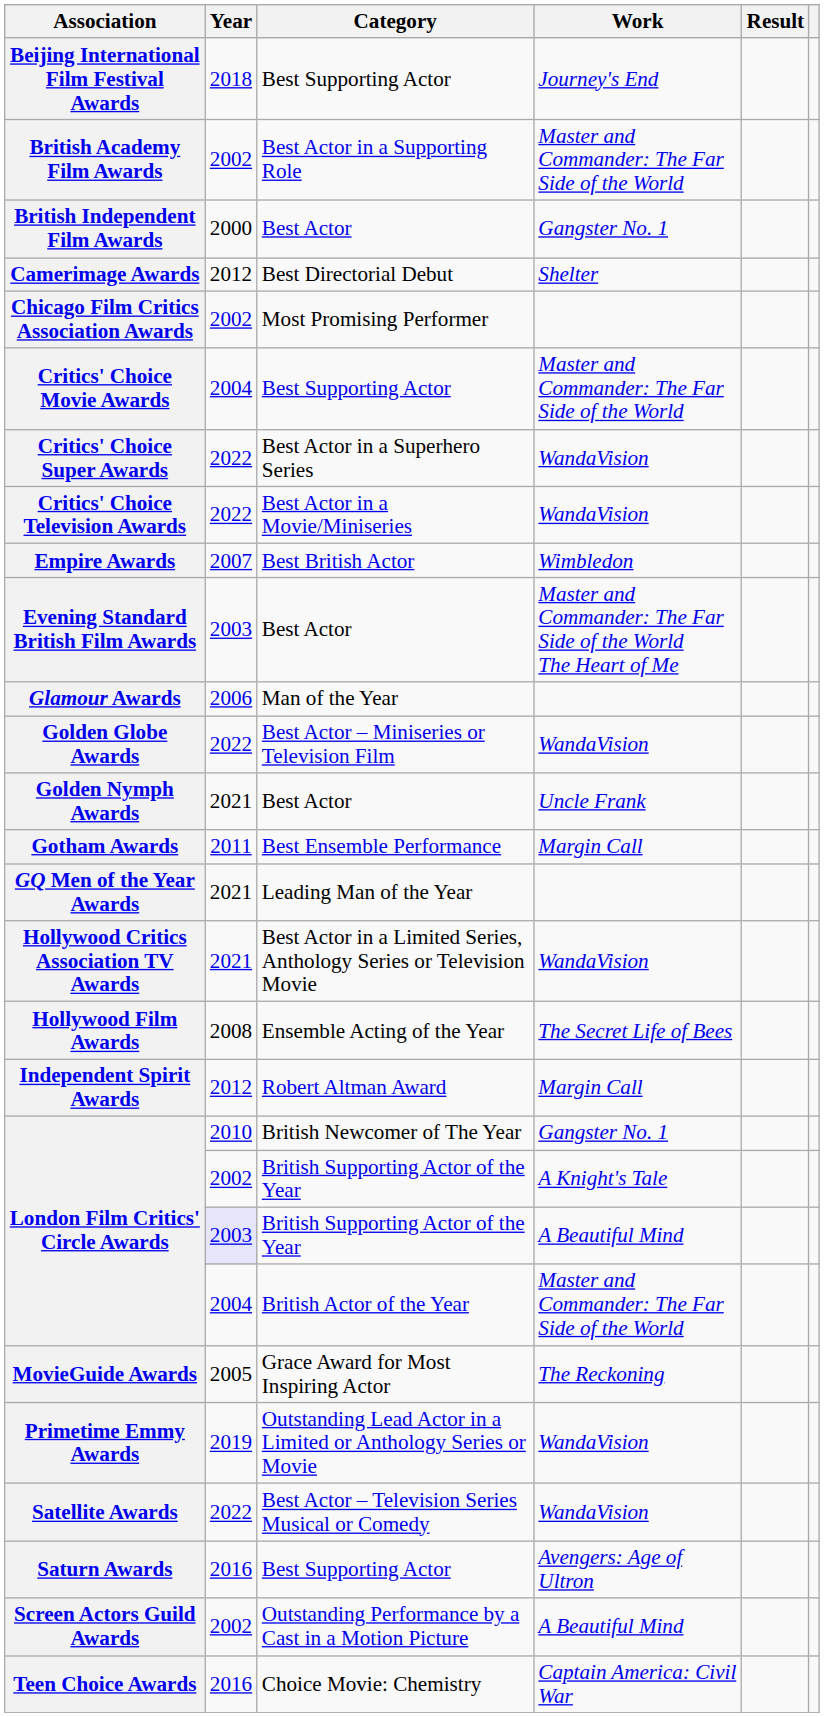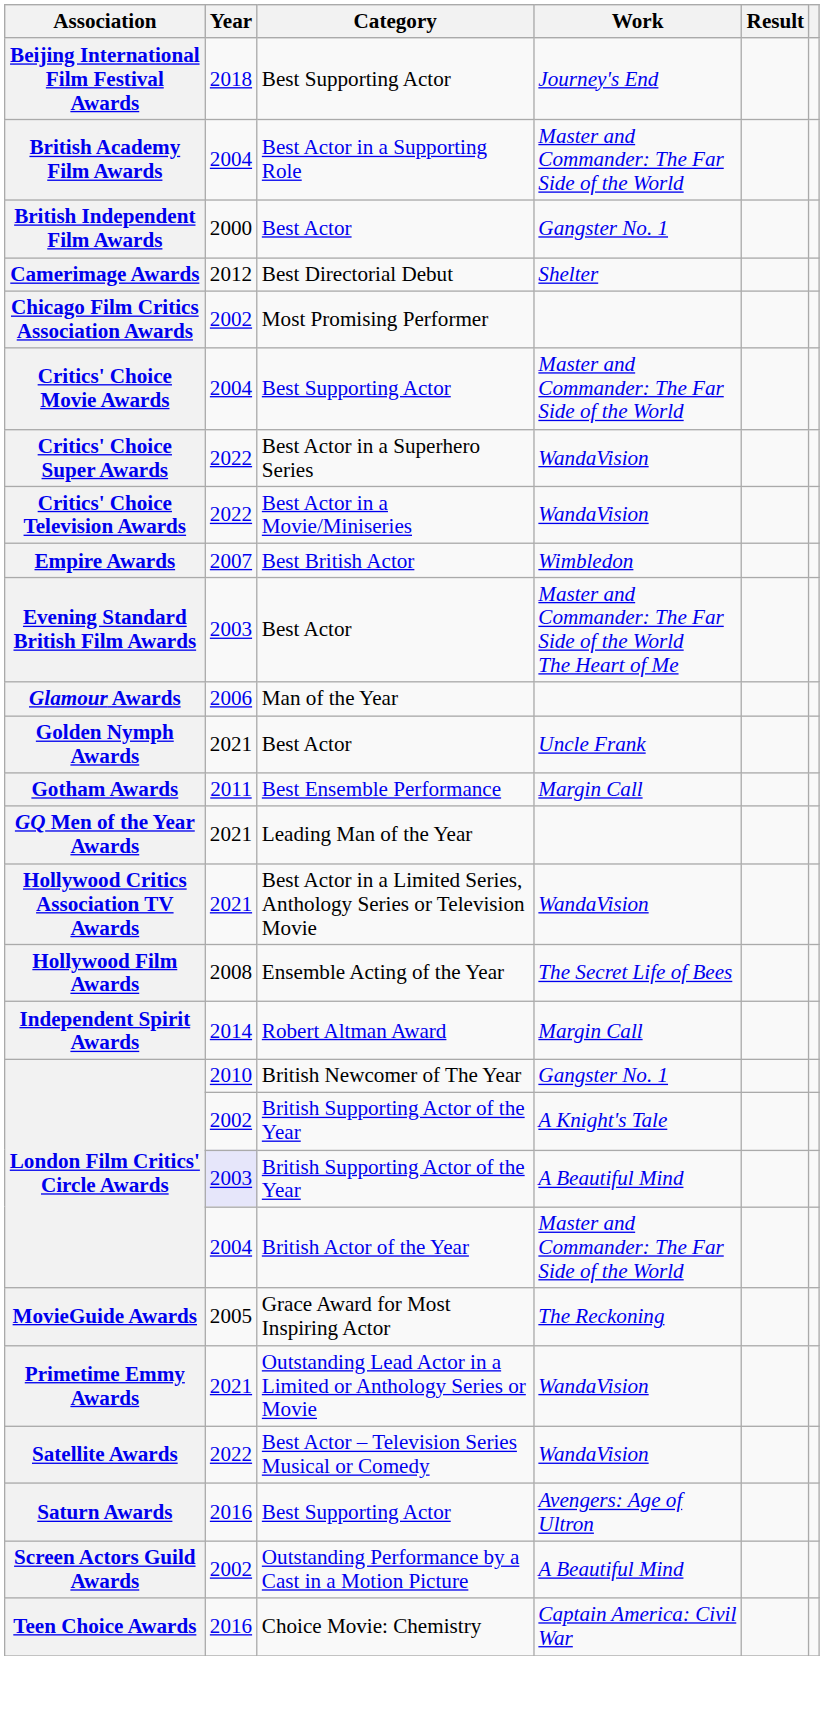(231, 159) 2002 -> (231, 159) 2004
- row: (105, 743)
(231, 1087) 2012 -> (231, 1030) 2014
(231, 1442) 2019 -> (231, 1385) 2021
